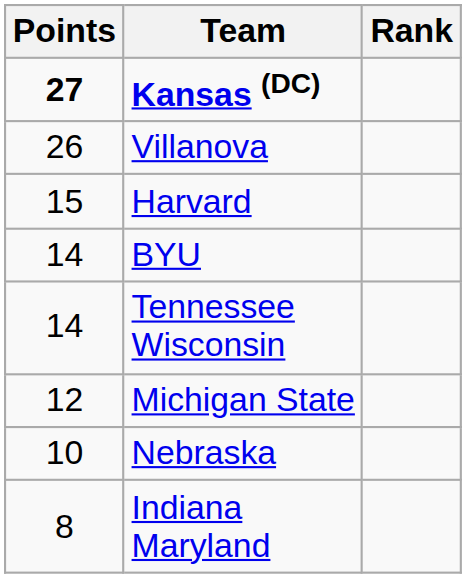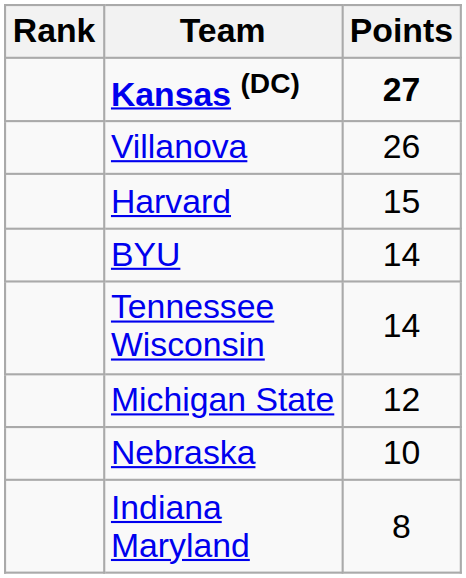columns swapped: (412, 31) <-> (64, 31)
